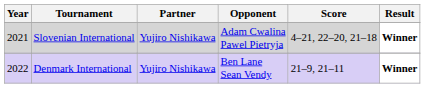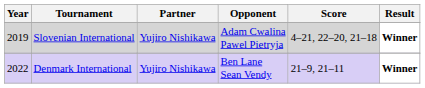(18, 37) 2021 -> (18, 37) 2019
